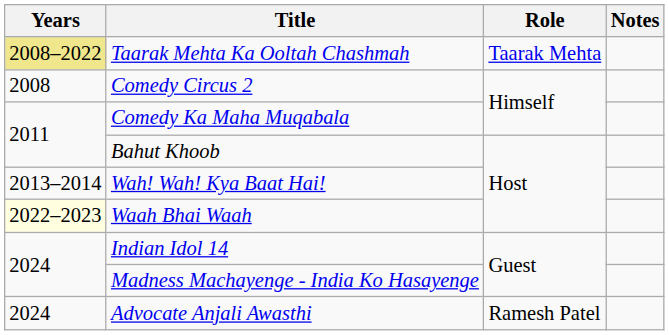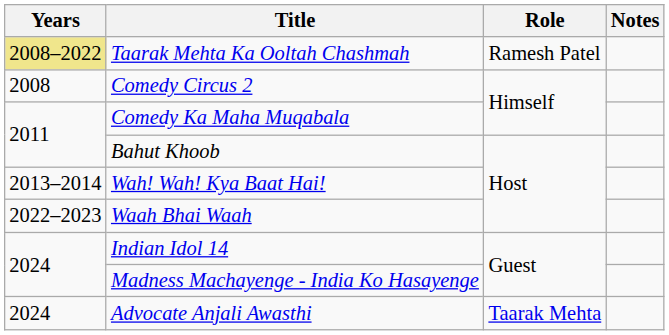(545, 53) Taarak Mehta -> (544, 53) Ramesh Patel
(55, 215) lightyellow background -> (55, 215) no background
(544, 313) Ramesh Patel -> (545, 313) Taarak Mehta
